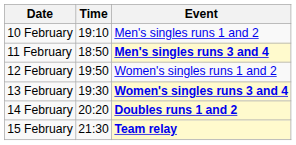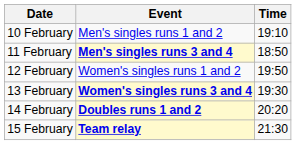columns swapped: (94, 14) <-> (201, 14)
